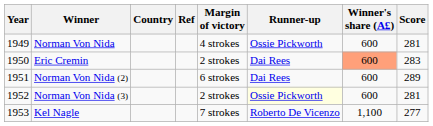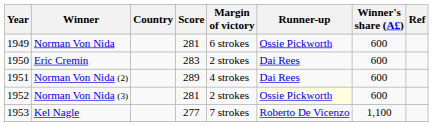columns swapped: (412, 19) <-> (186, 19)
(220, 43) 4 strokes -> (229, 43) 6 strokes
(369, 60) lightsalmon background -> (379, 60) no background
(220, 78) 6 strokes -> (229, 78) 4 strokes
